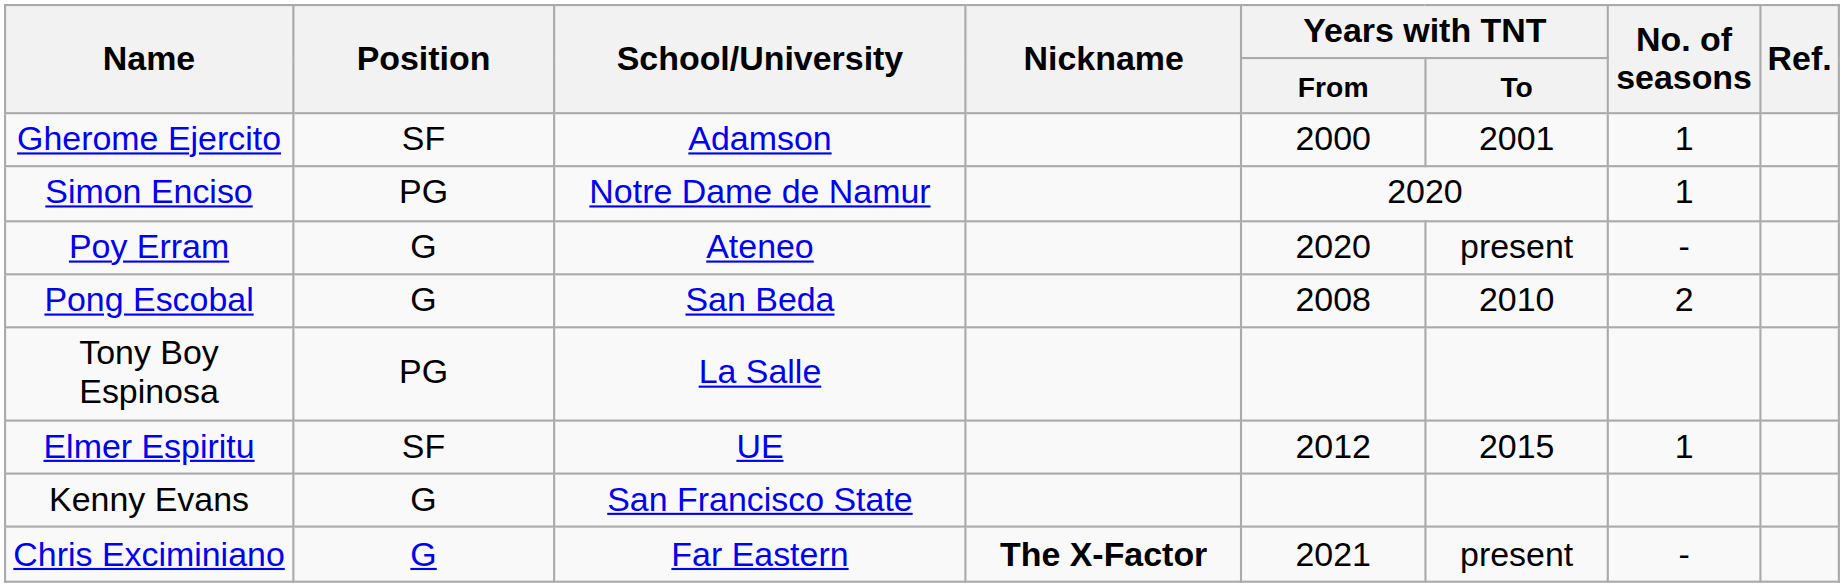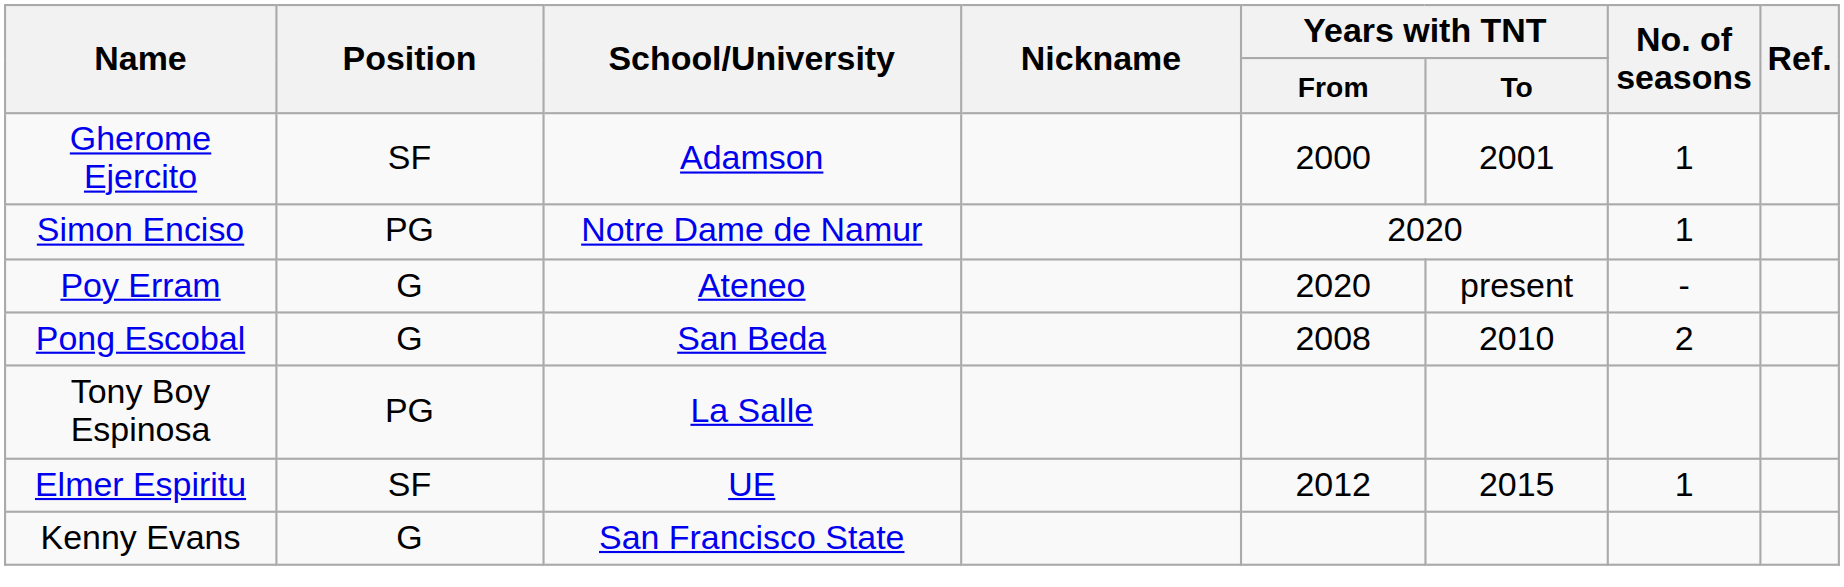- row: (149, 553)
